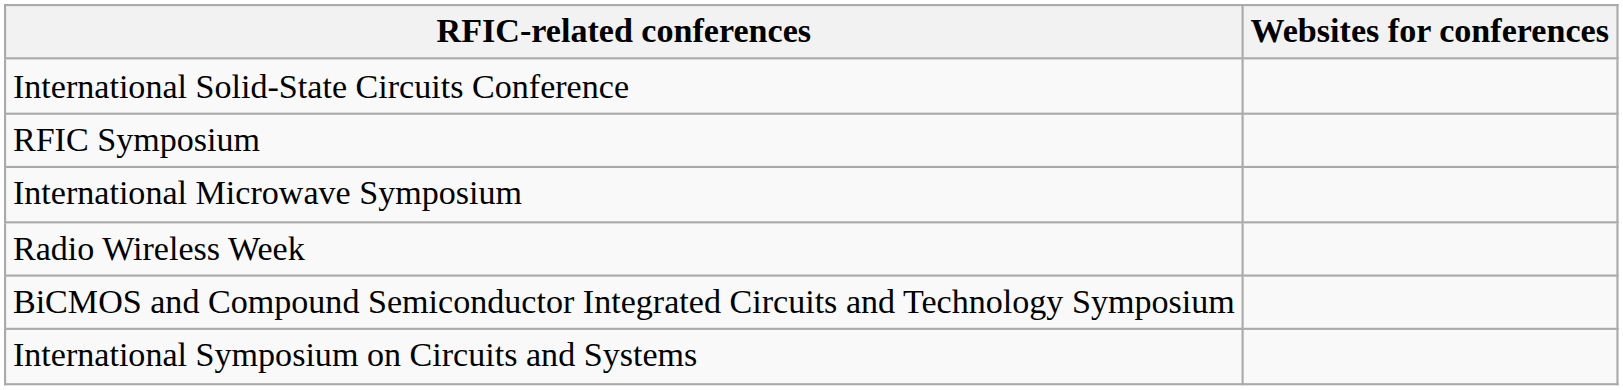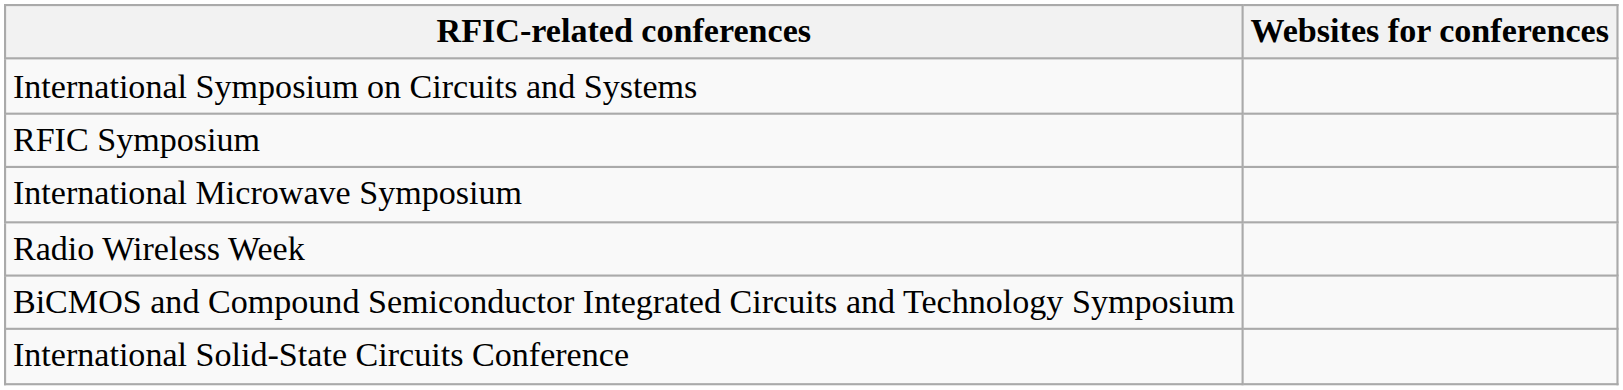rows swapped: (321, 85) <-> (355, 355)
